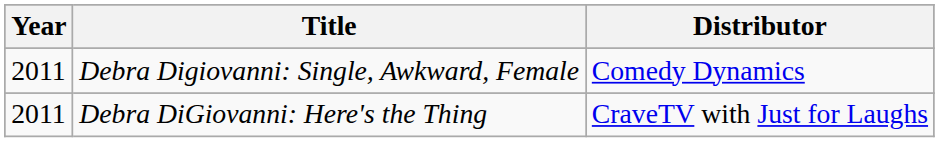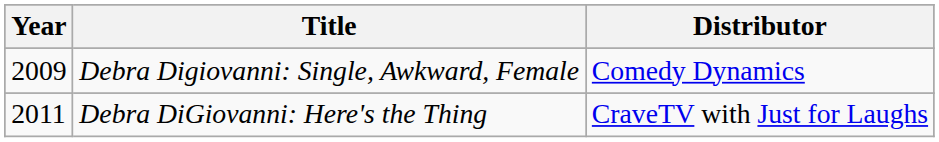(38, 70) 2011 -> (39, 70) 2009
